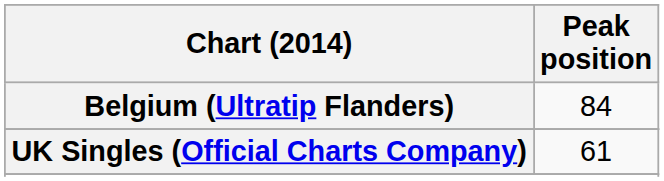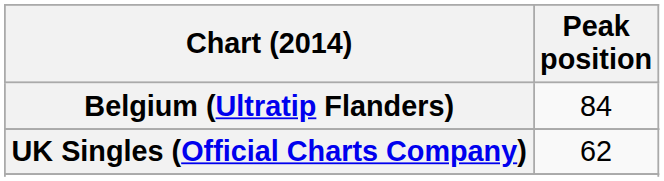(596, 151) 61 -> (596, 151) 62
